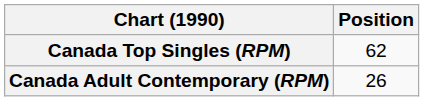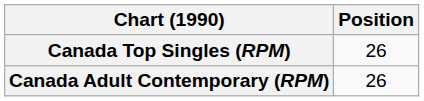(376, 50) 62 -> (376, 50) 26
